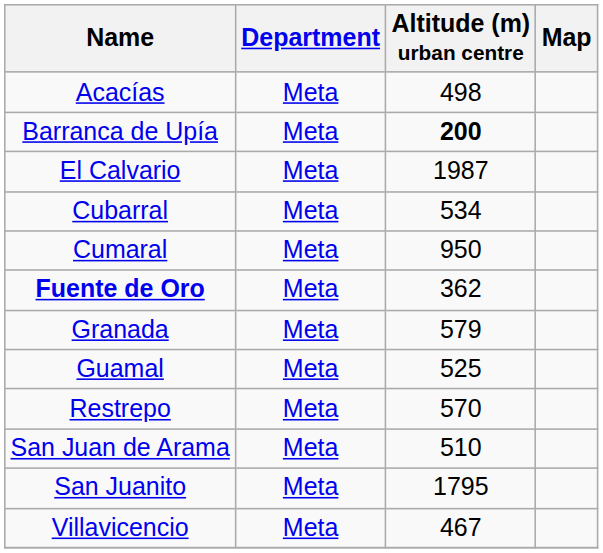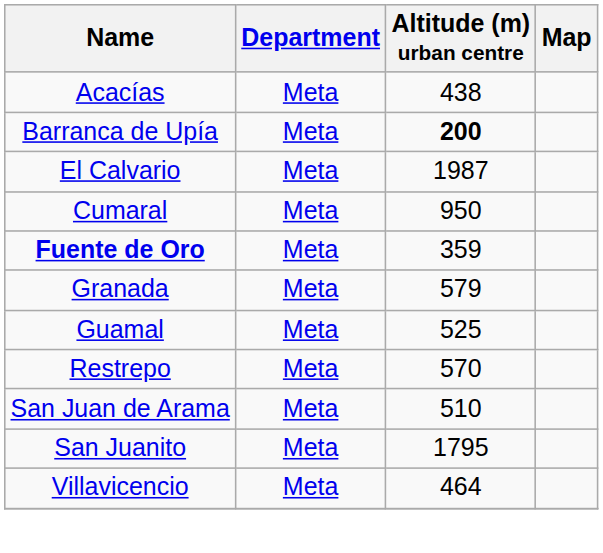(461, 91) 498 -> (461, 91) 438
- row: (120, 210)
(461, 289) 362 -> (461, 250) 359
(461, 527) 467 -> (461, 487) 464
